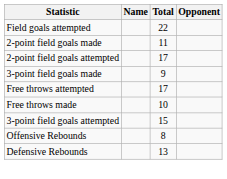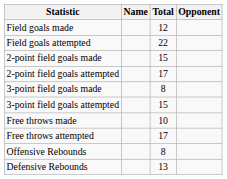+ row: (40, 27)
(163, 43) 11 -> (163, 58) 15
(163, 74) 9 -> (163, 89) 8
rows swapped: (63, 120) <-> (50, 89)
